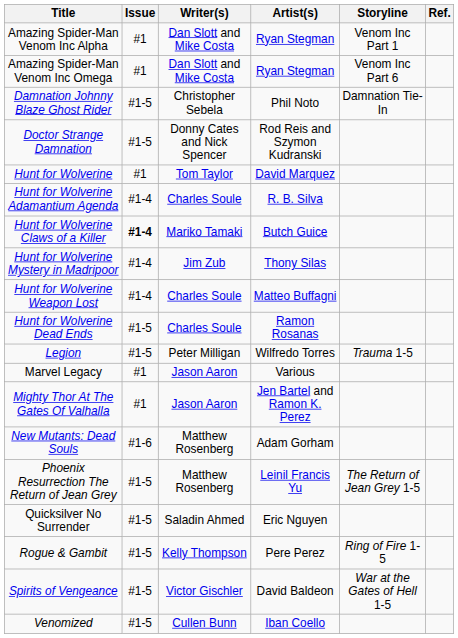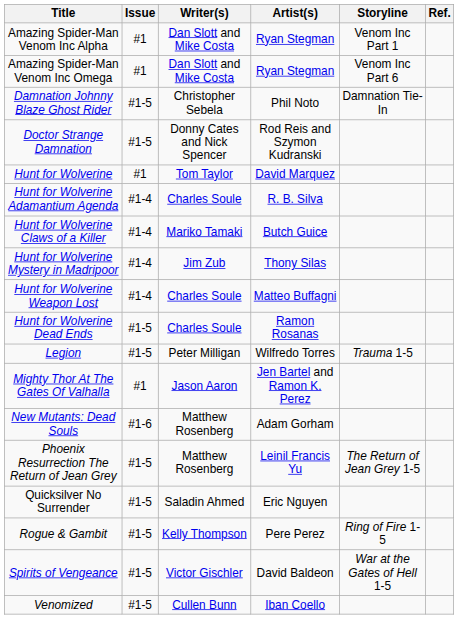(140, 231) bold -> (140, 231) normal
- row: (63, 372)
